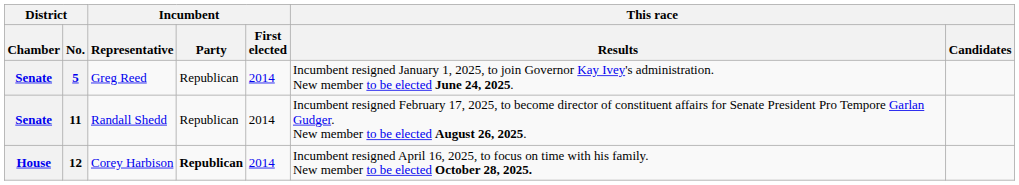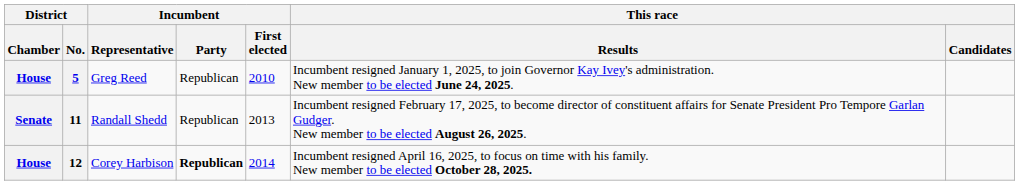(34, 77) Senate -> (34, 77) House
(262, 77) 2014 -> (262, 77) 2010
(262, 120) 2014 -> (262, 120) 2013
